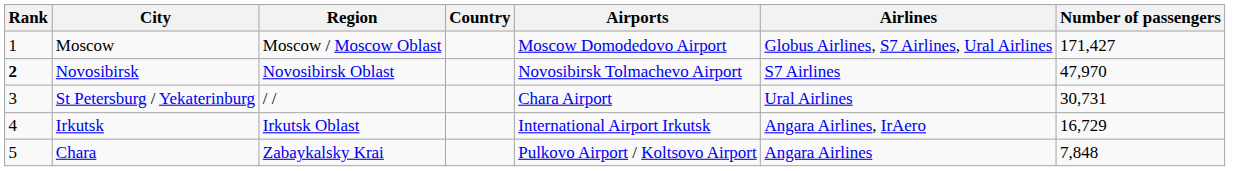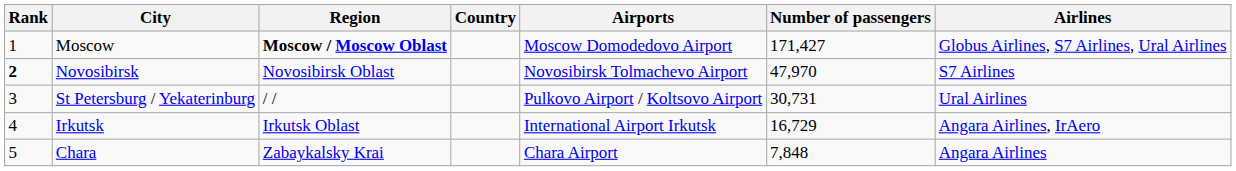columns swapped: (908, 17) <-> (1141, 17)
(352, 44) normal -> (355, 44) bold
(565, 98) Chara Airport -> (643, 98) Pulkovo Airport / Koltsovo Airport
(637, 152) Pulkovo Airport / Koltsovo Airport -> (571, 152) Chara Airport
